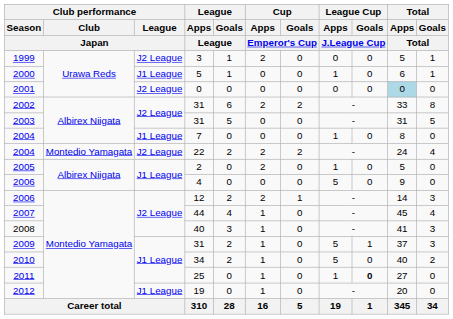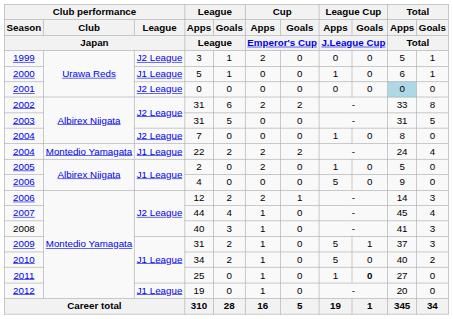(160, 136) J1 League -> (160, 136) J2 League
(160, 151) J2 League -> (160, 151) J1 League
